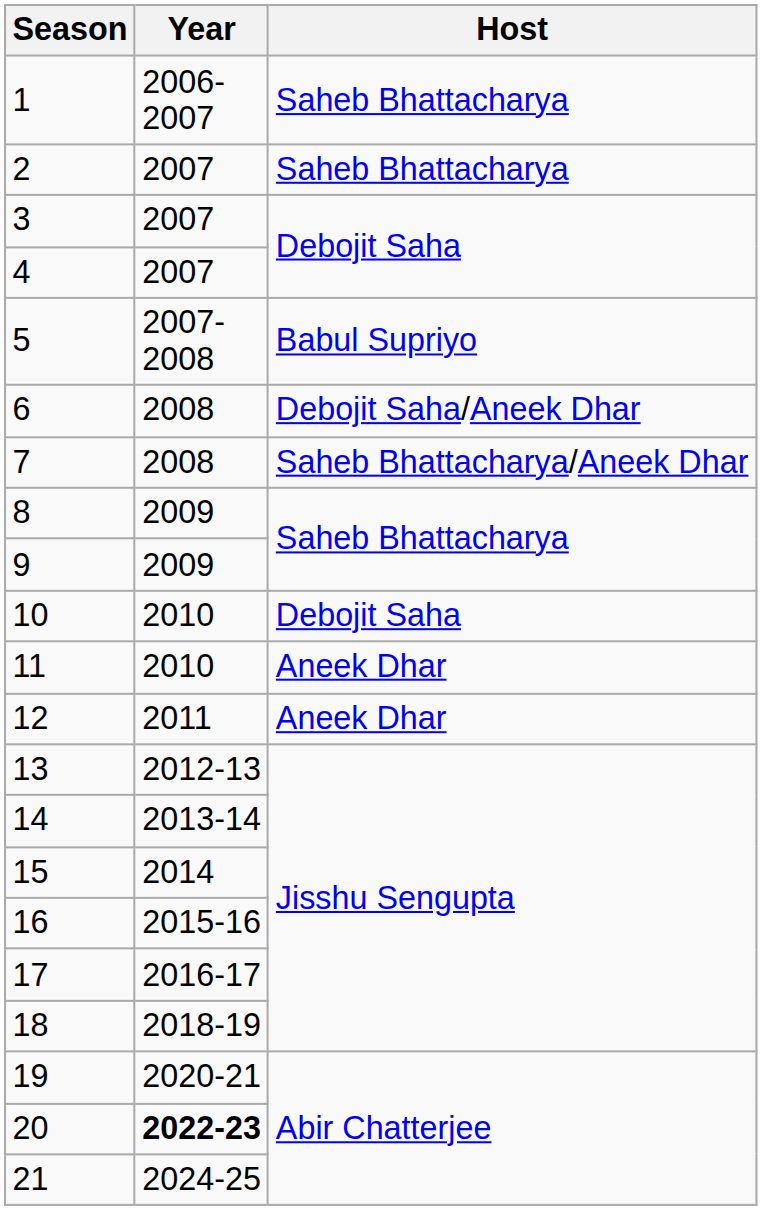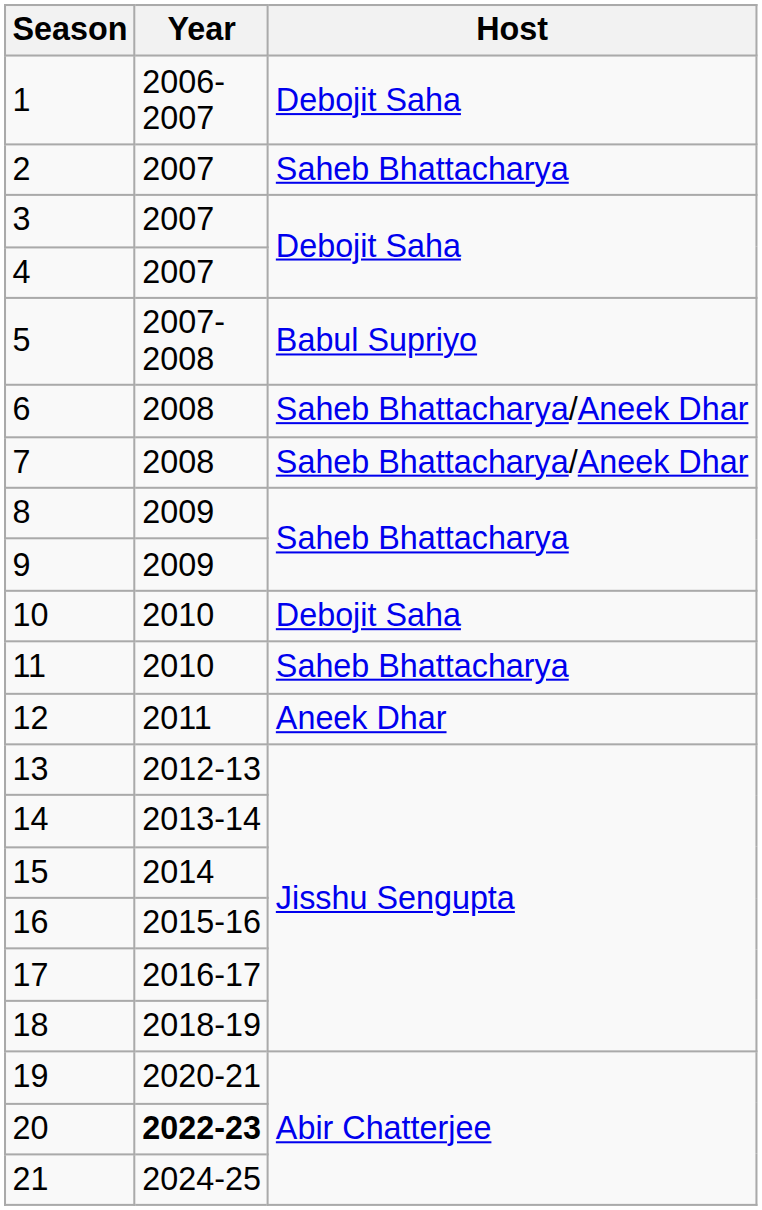(422, 99) Saheb Bhattacharya -> (368, 99) Debojit Saha
(458, 410) Debojit Saha/Aneek Dhar -> (512, 410) Saheb Bhattacharya/Aneek Dhar
(361, 666) Aneek Dhar -> (422, 666) Saheb Bhattacharya
